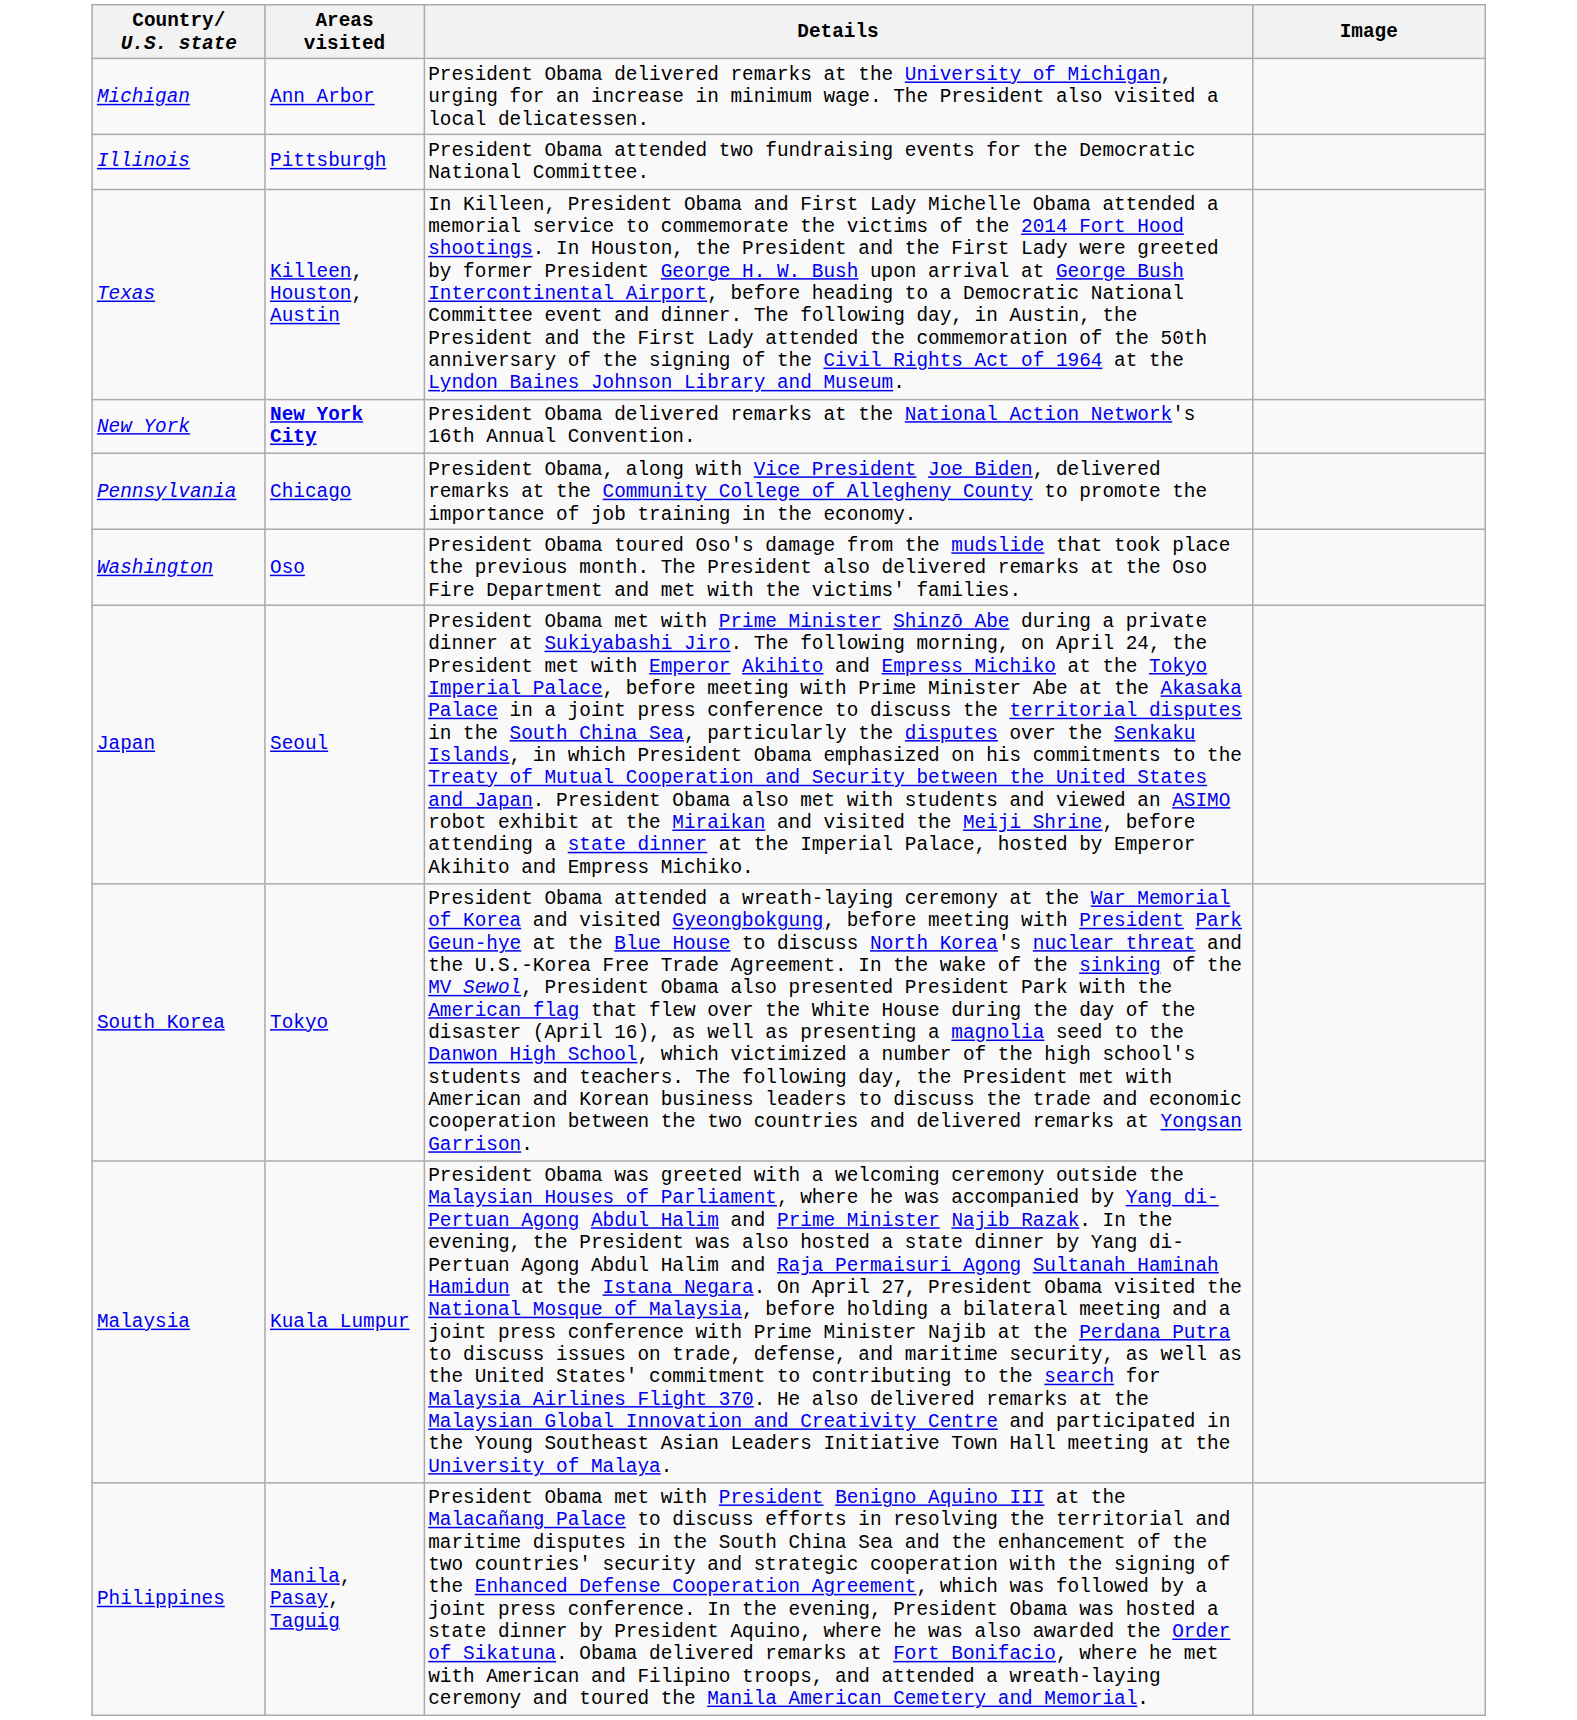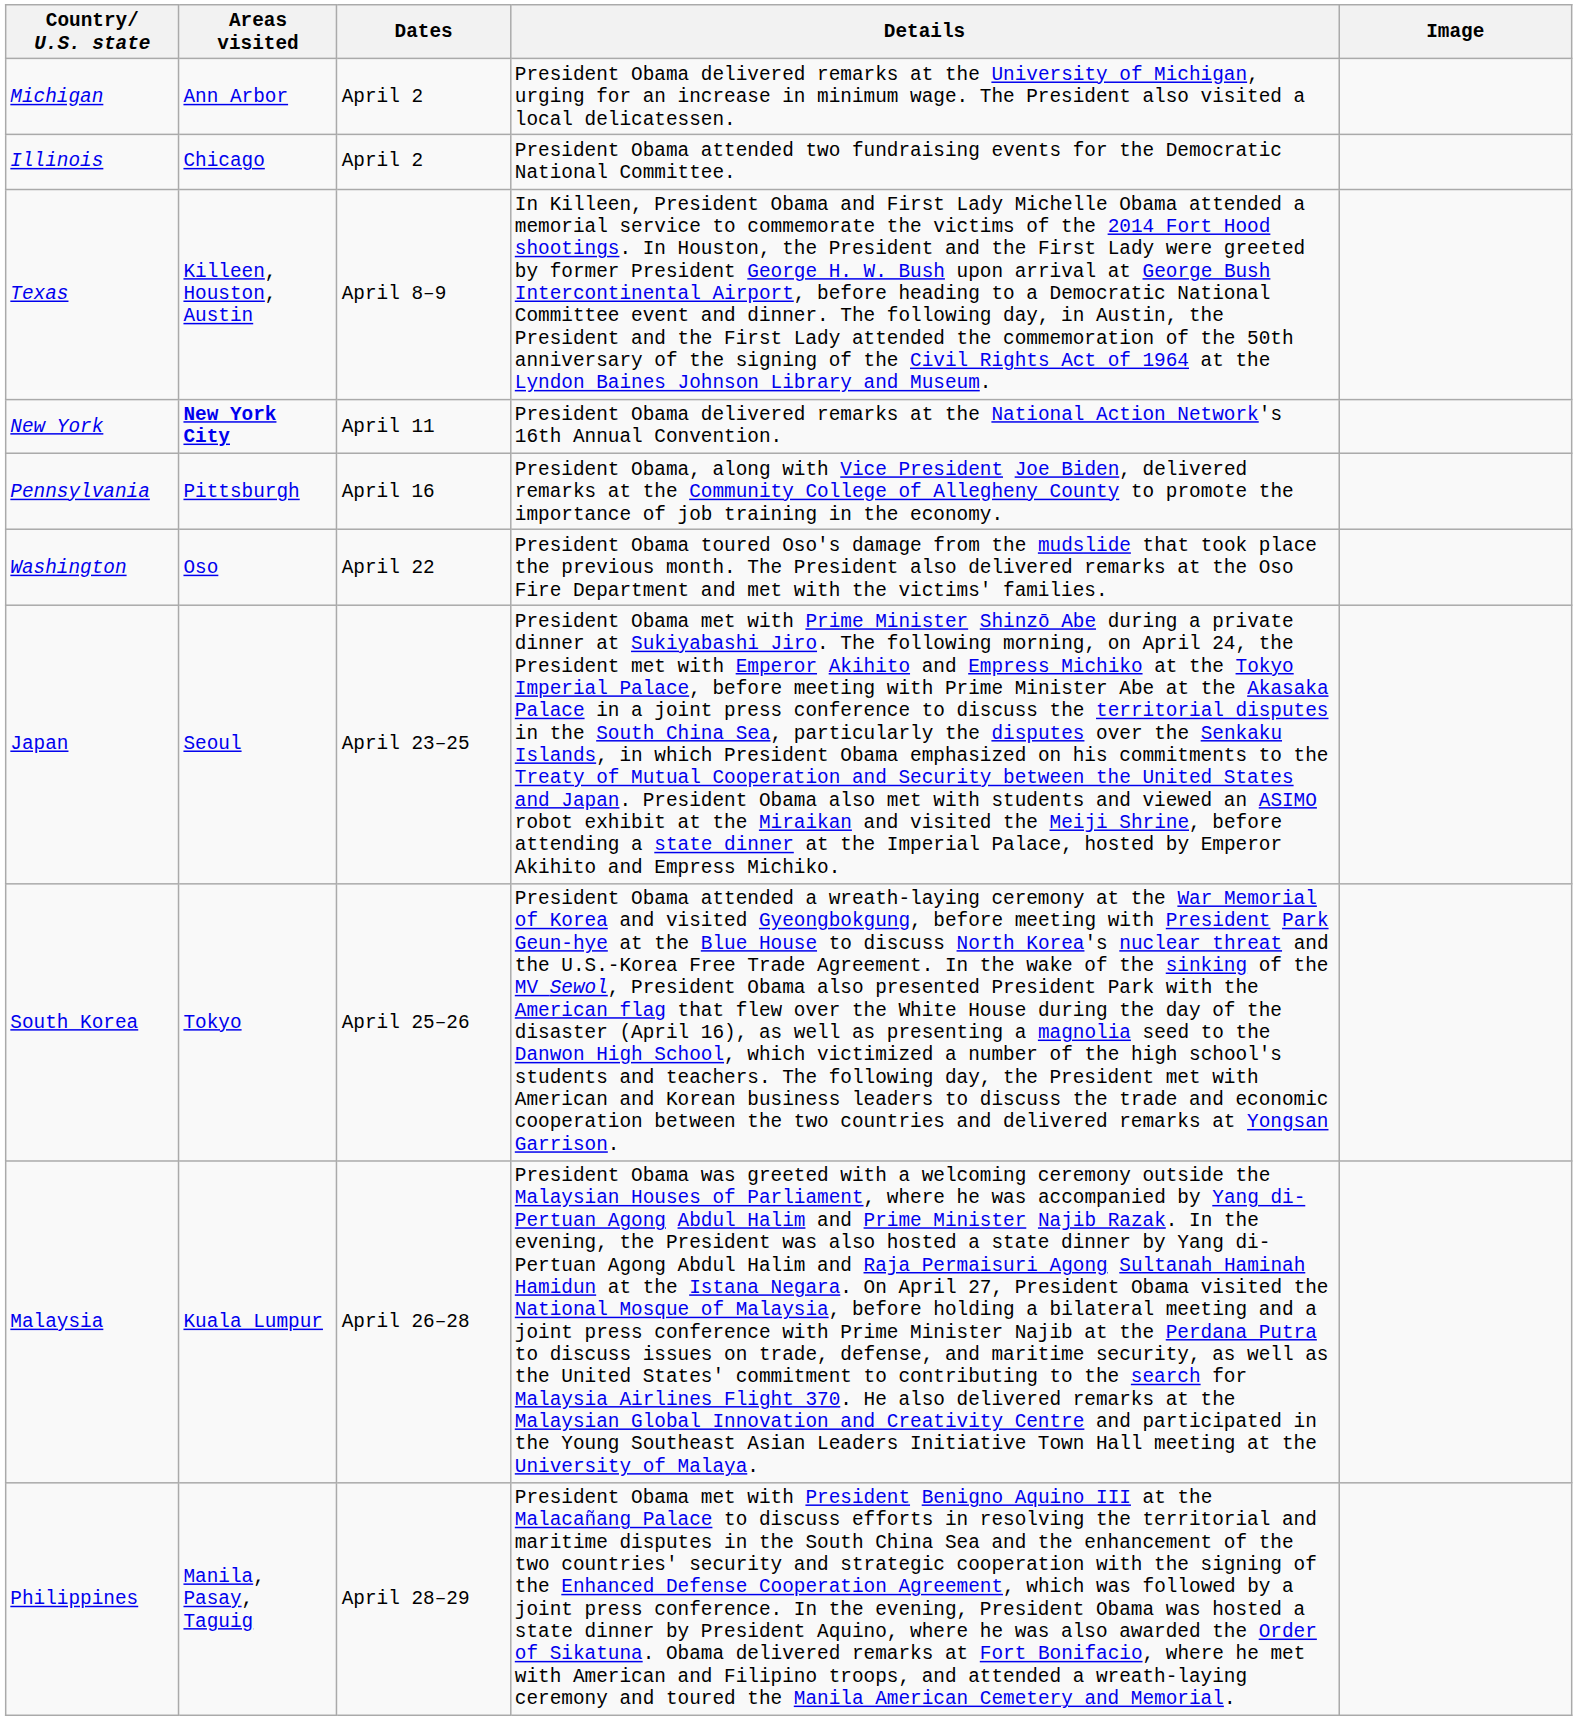+ column: (424, 32)
(328, 162) Pittsburgh -> (224, 162) Chicago
(311, 491) Chicago -> (242, 491) Pittsburgh
